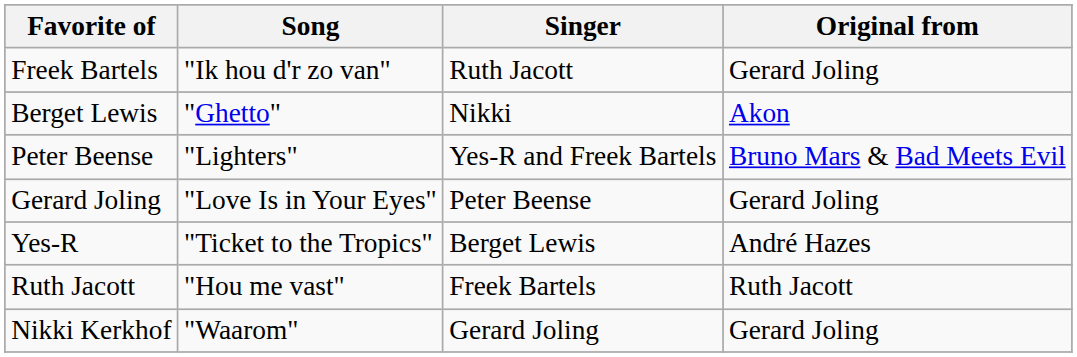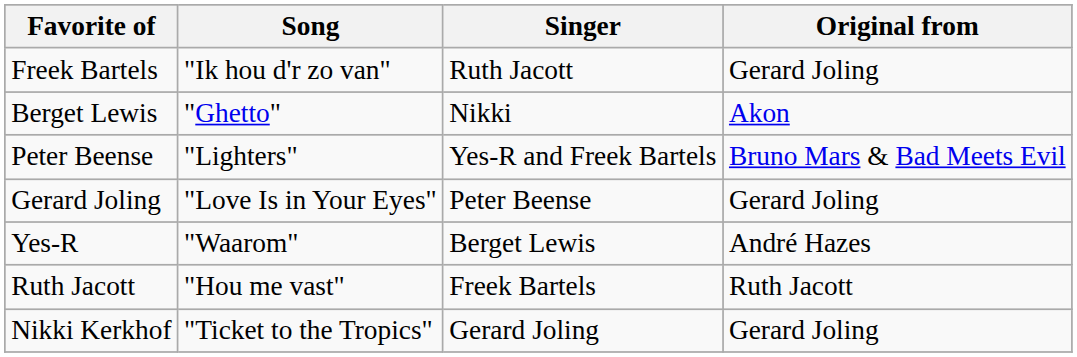(308, 243) "Ticket to the Tropics" -> (241, 243) "Waarom"
(241, 329) "Waarom" -> (308, 329) "Ticket to the Tropics"
